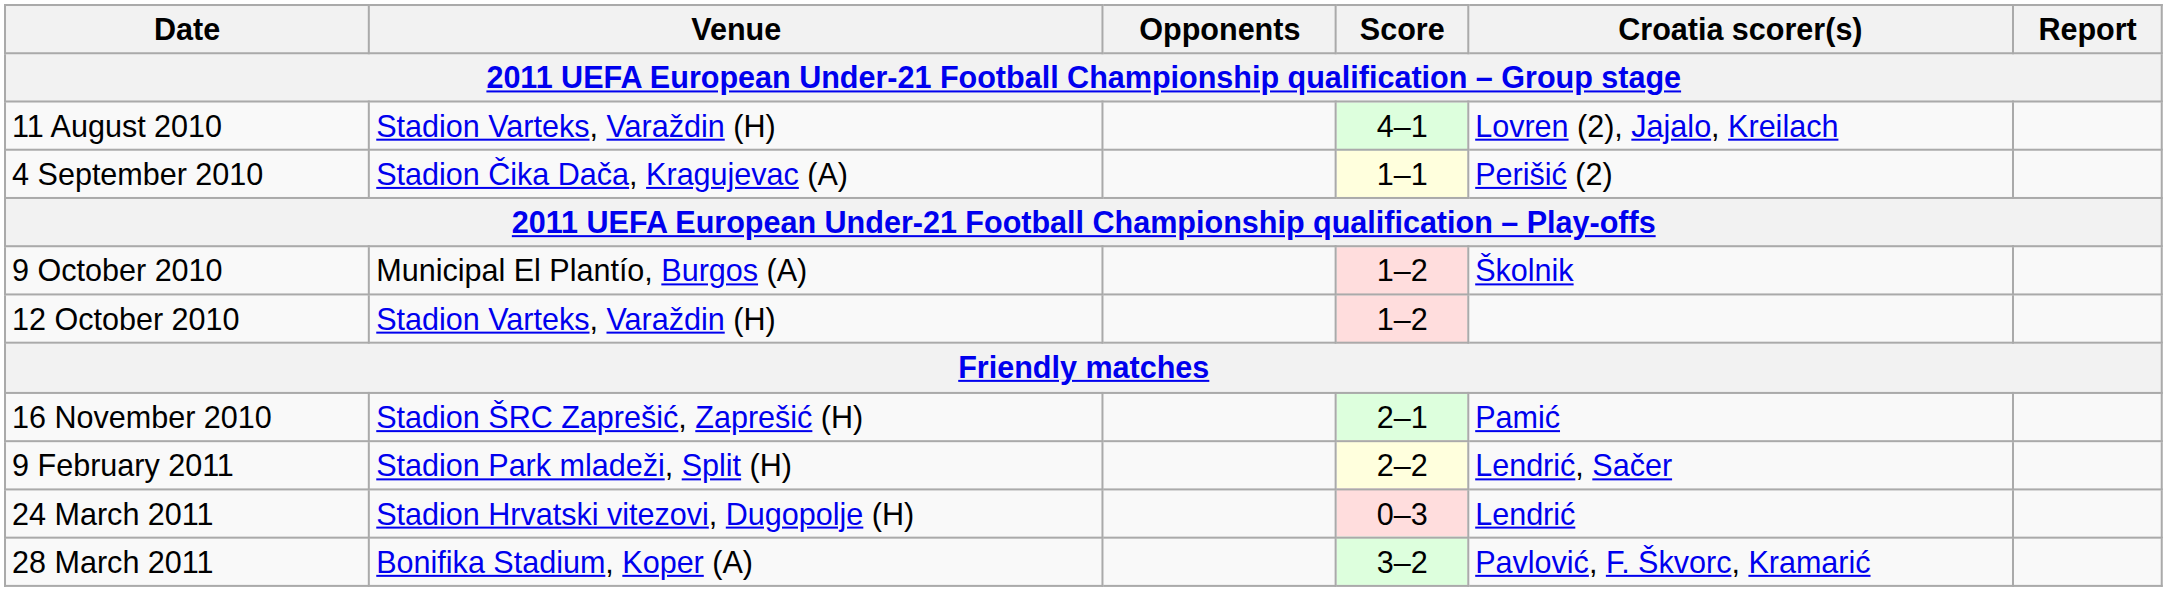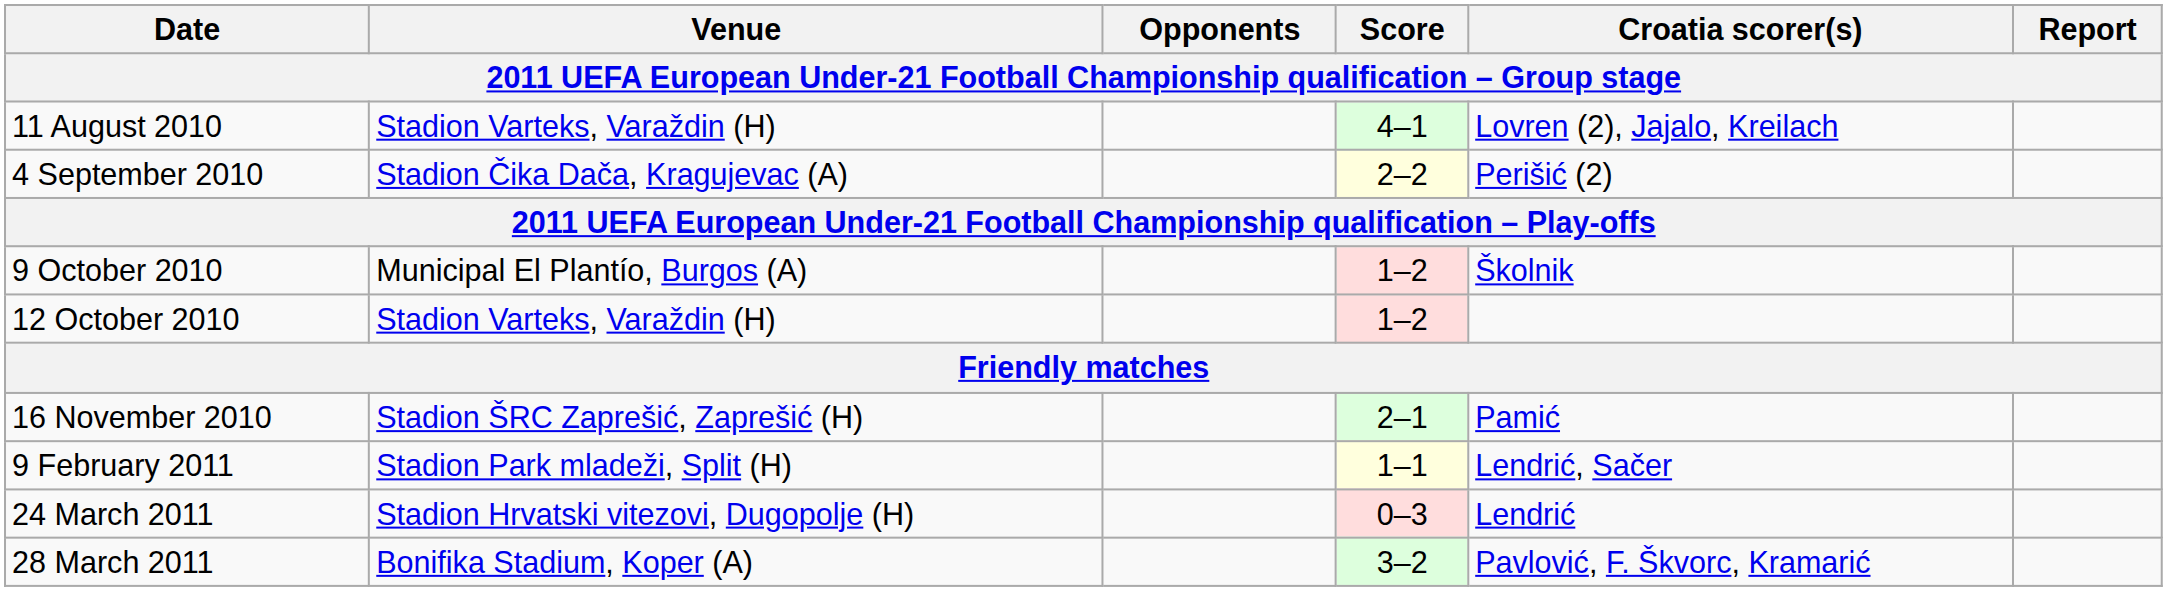(1402, 174) 1–1 -> (1402, 174) 2–2
(1402, 465) 2–2 -> (1402, 465) 1–1
